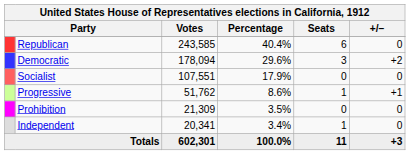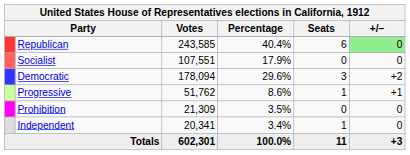(400, 45) no background -> (400, 45) lightgreen background
rows swapped: (43, 61) <-> (36, 77)
